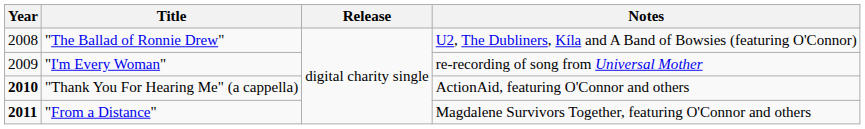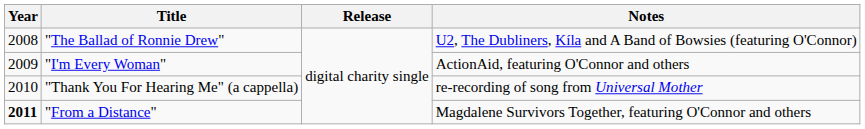(569, 64) re-recording of song from Universal Mother -> (563, 64) ActionAid, featuring O'Connor and others
(23, 87) bold -> (23, 87) normal
(563, 87) ActionAid, featuring O'Connor and others -> (569, 87) re-recording of song from Universal Mother
